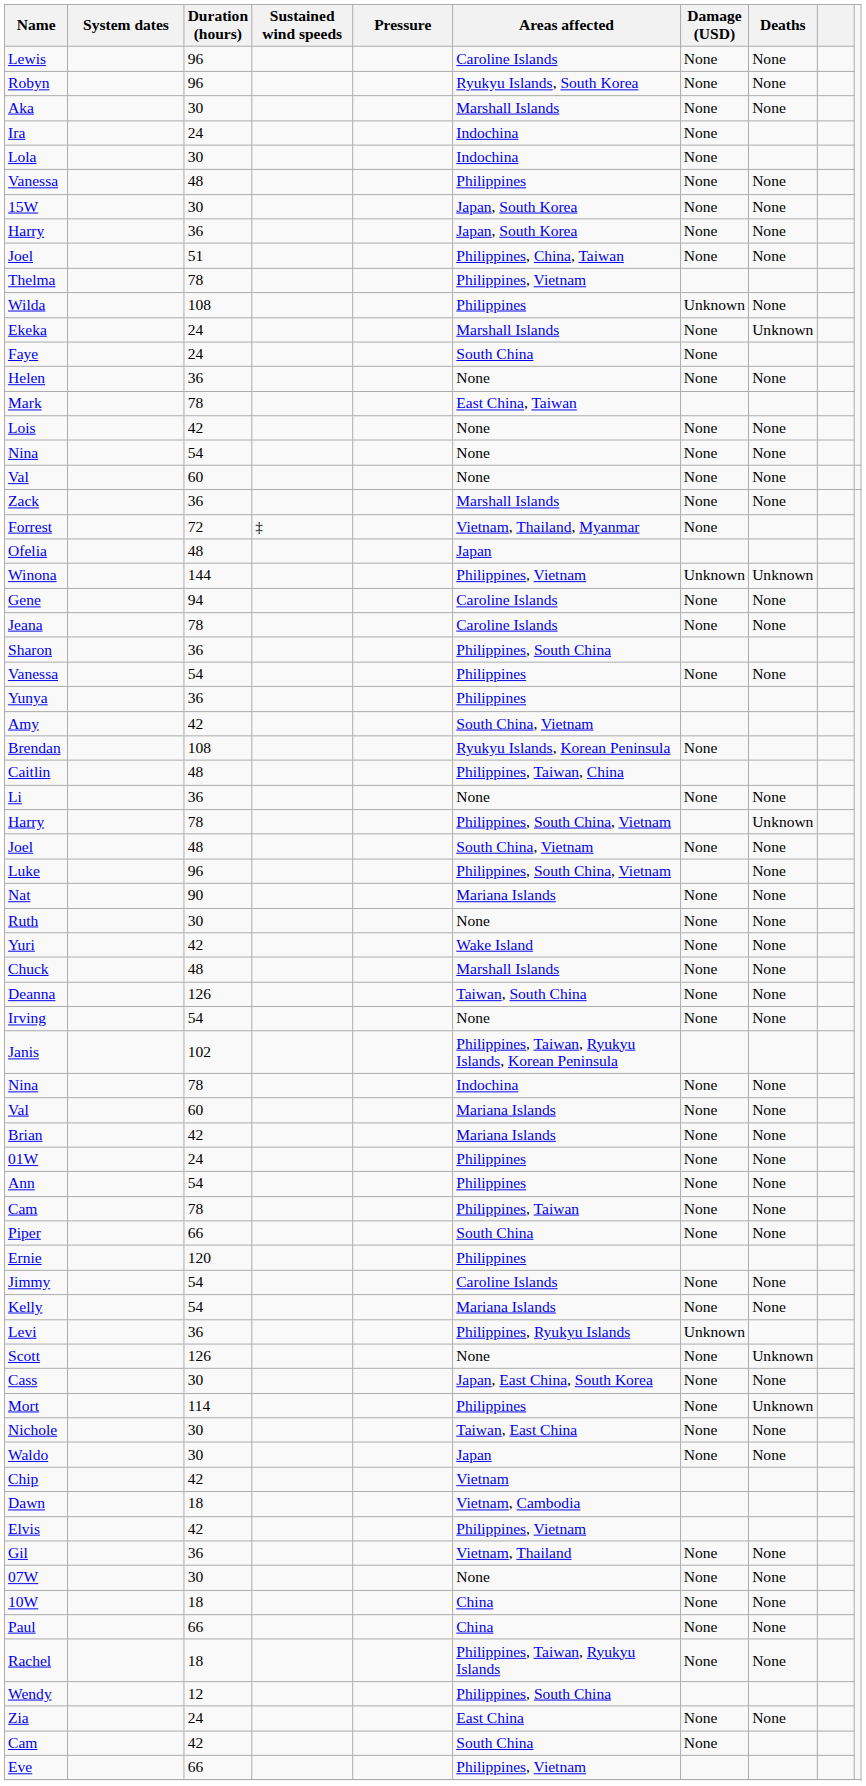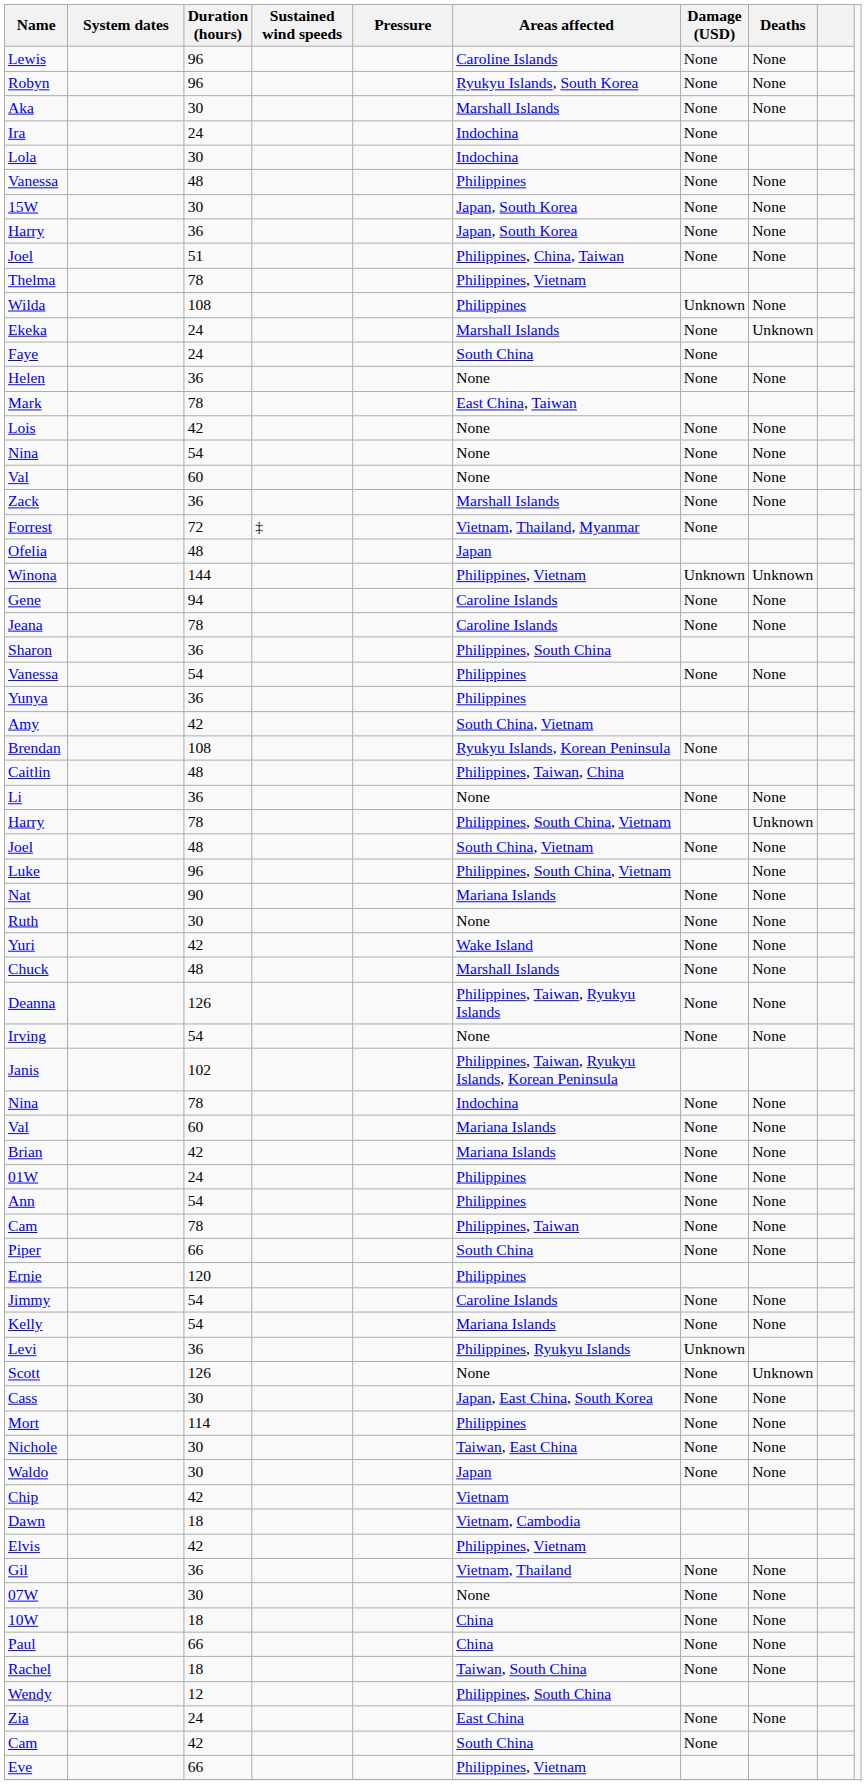(521, 994) Taiwan, South China -> (546, 1002) Philippines, Taiwan, Ryukyu Islands
(783, 1405) Unknown -> (769, 1422) None
(546, 1660) Philippines, Taiwan, Ryukyu Islands -> (521, 1669) Taiwan, South China
